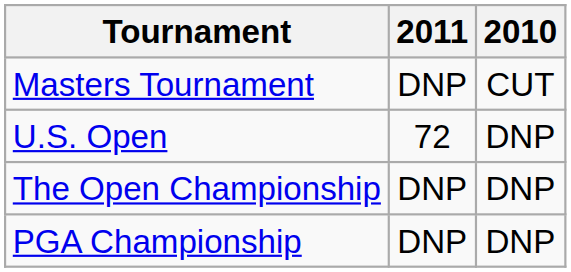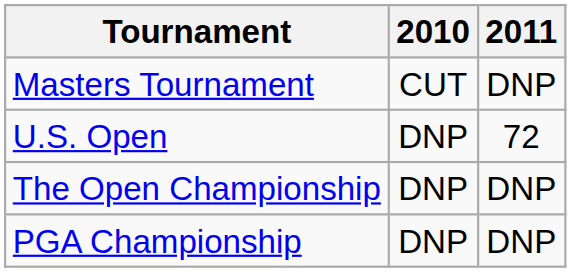columns swapped: (520, 32) <-> (432, 32)
